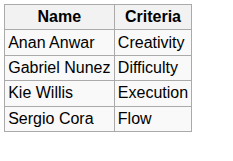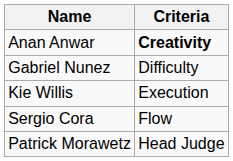(151, 42) normal -> (175, 42) bold
+ row: (70, 144)
